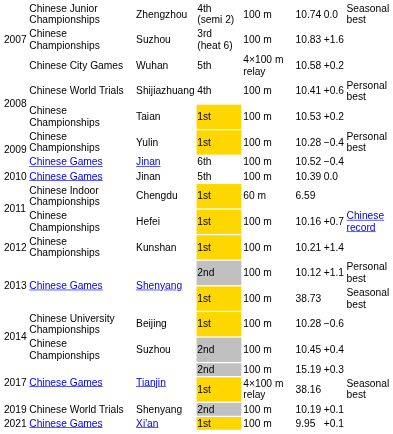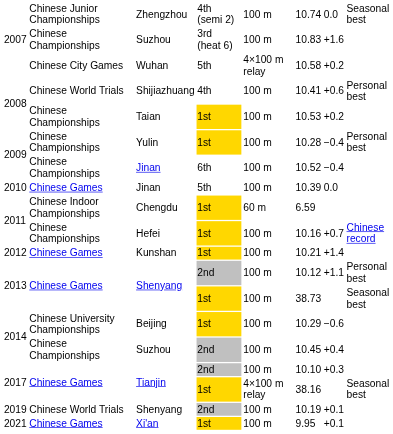(66, 162) Chinese Games -> (65, 168) Chinese Championships
(65, 247) Chinese Championships -> (66, 253) Chinese Games
(308, 324) 10.28 -> (308, 324) 10.29
(308, 369) 15.19 -> (308, 369) 10.10
